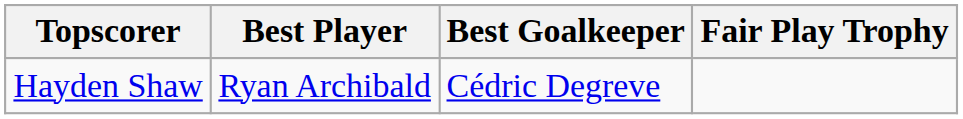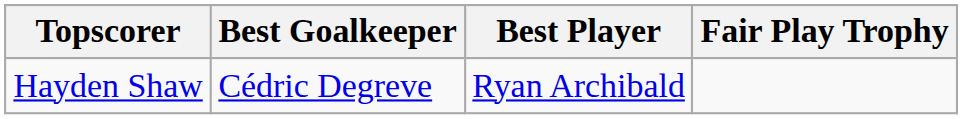columns swapped: (325, 31) <-> (566, 31)
